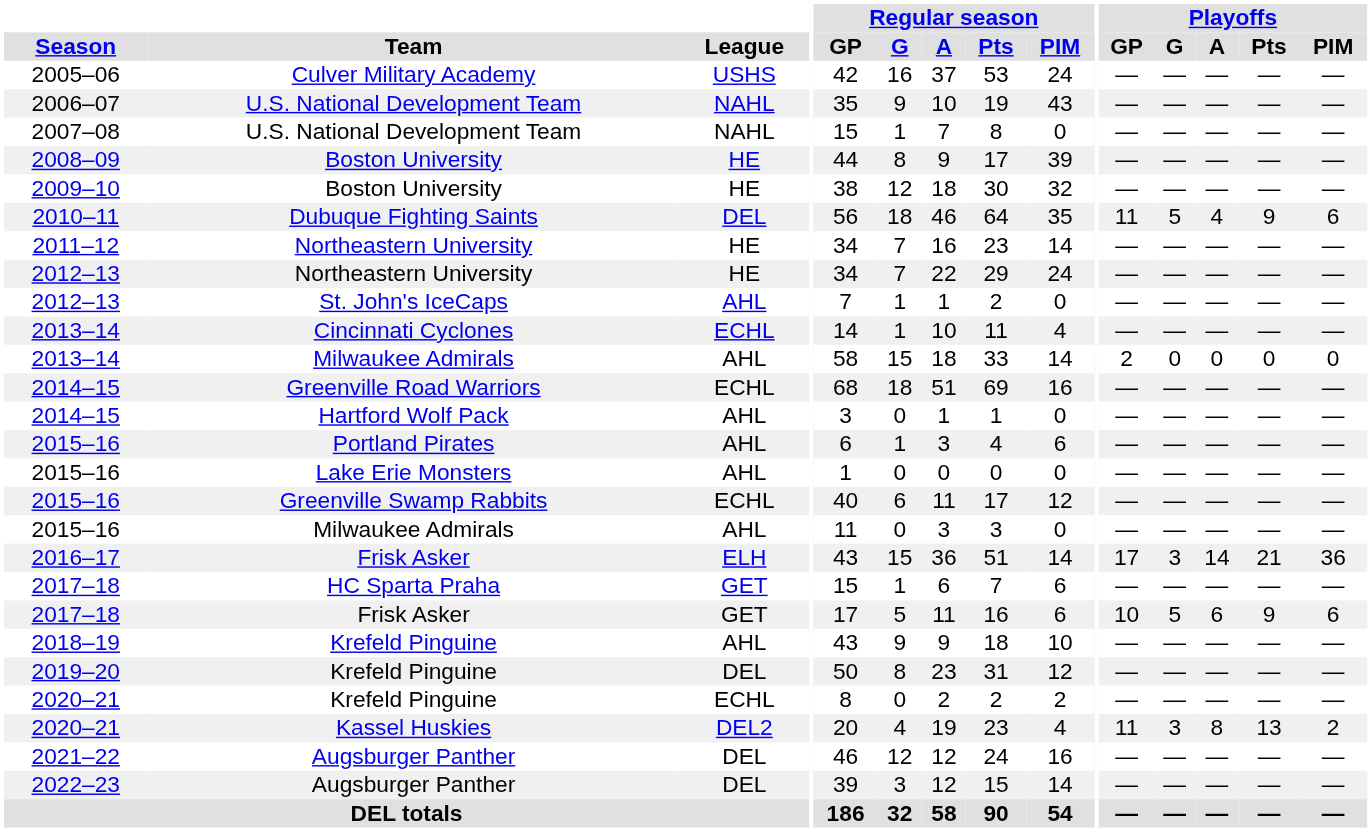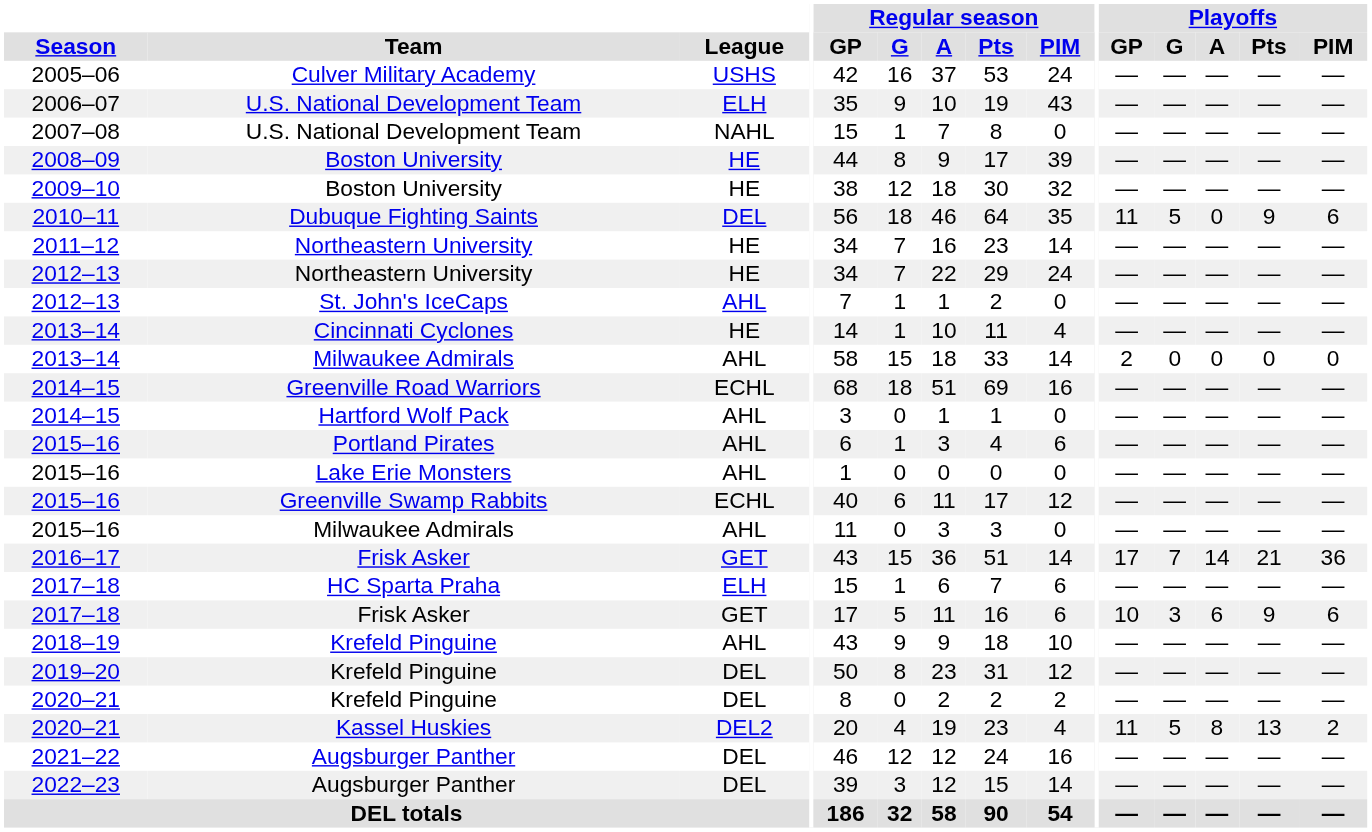(744, 103) NAHL -> (744, 103) ELH
(1217, 216) 4 -> (1217, 216) 0
(744, 330) ECHL -> (744, 330) HE
(744, 557) ELH -> (744, 557) GET
(1175, 557) 3 -> (1175, 557) 7
(744, 585) GET -> (744, 585) ELH
(1175, 614) 5 -> (1175, 614) 3
(744, 699) ECHL -> (744, 699) DEL
(1175, 727) 3 -> (1175, 727) 5
